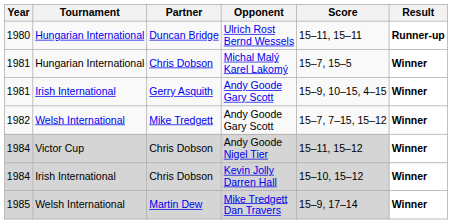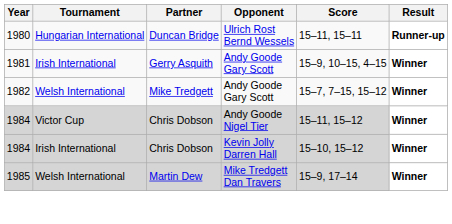- row: (19, 64)
